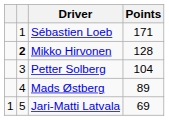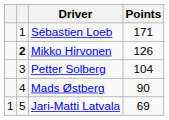(143, 51) 128 -> (143, 51) 126
(143, 88) 89 -> (143, 88) 90
